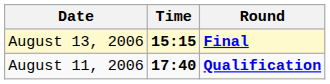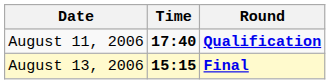rows swapped: (76, 66) <-> (76, 41)
